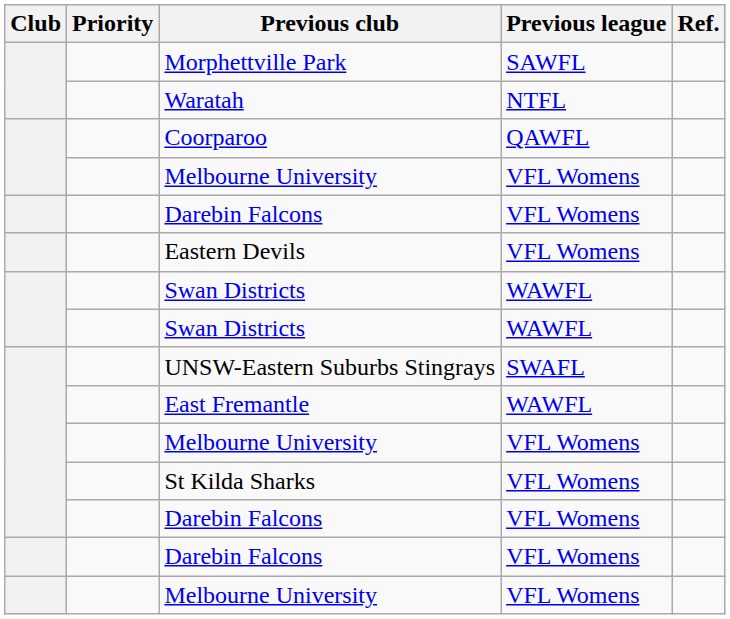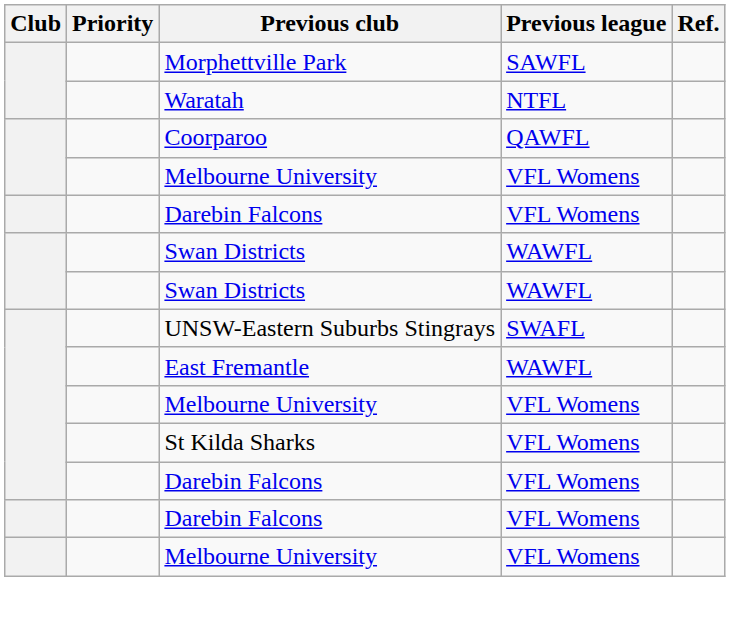- row: (235, 251)
